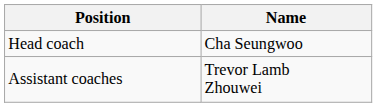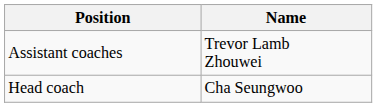rows swapped: (46, 43) <-> (65, 78)
